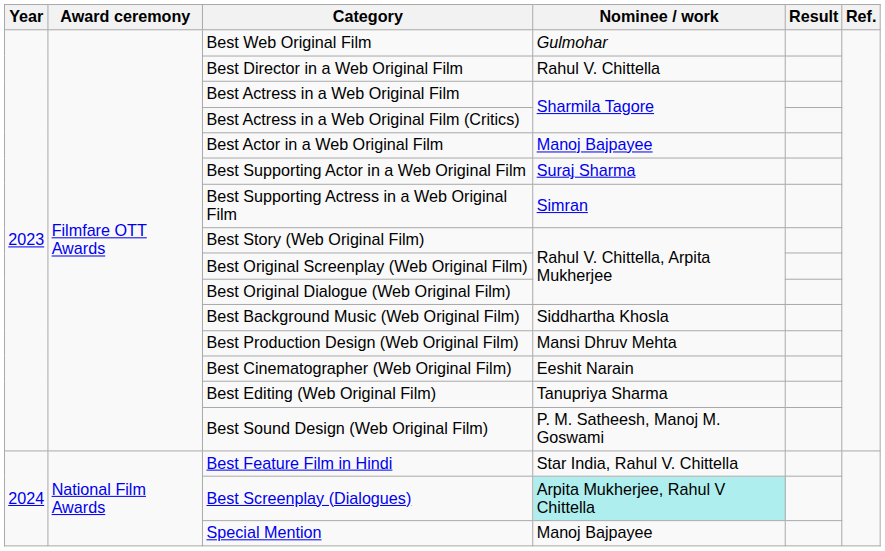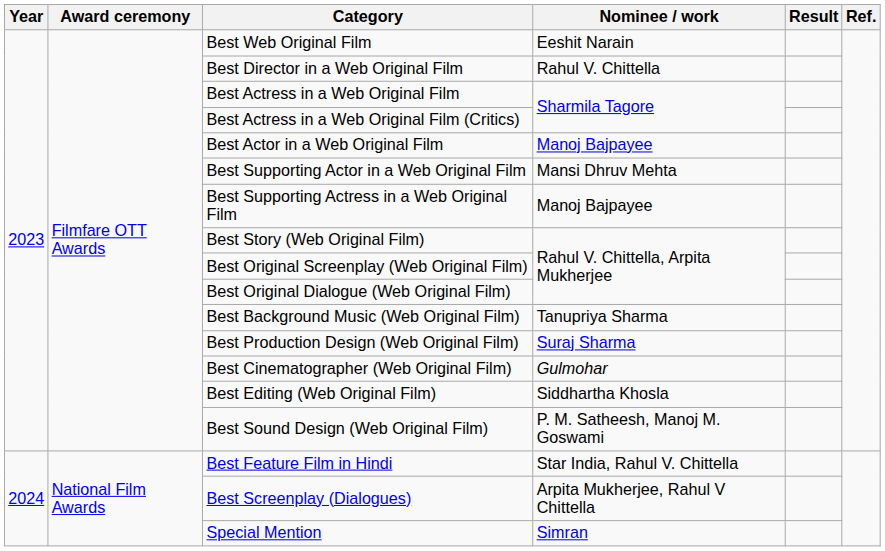(572, 42) Gulmohar -> (585, 42) Eeshit Narain
(586, 171) Suraj Sharma -> (607, 171) Mansi Dhruv Mehta
(562, 205) Simran -> (595, 205) Manoj Bajpayee
(603, 317) Siddhartha Khosla -> (602, 317) Tanupriya Sharma
(607, 343) Mansi Dhruv Mehta -> (586, 343) Suraj Sharma
(585, 368) Eeshit Narain -> (572, 368) Gulmohar
(602, 394) Tanupriya Sharma -> (603, 394) Siddhartha Khosla
(631, 498) paleturquoise background -> (631, 498) no background
(595, 533) Manoj Bajpayee -> (562, 533) Simran
